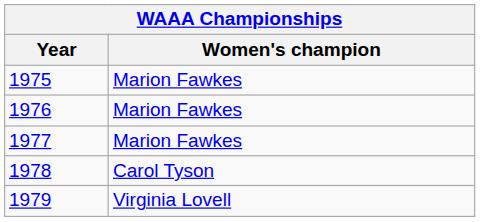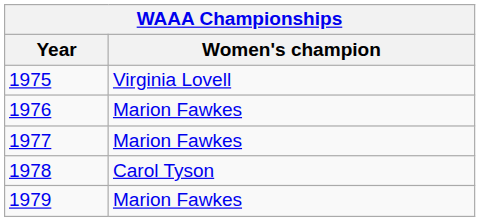(178, 79) Marion Fawkes -> (172, 79) Virginia Lovell
(172, 200) Virginia Lovell -> (178, 200) Marion Fawkes
